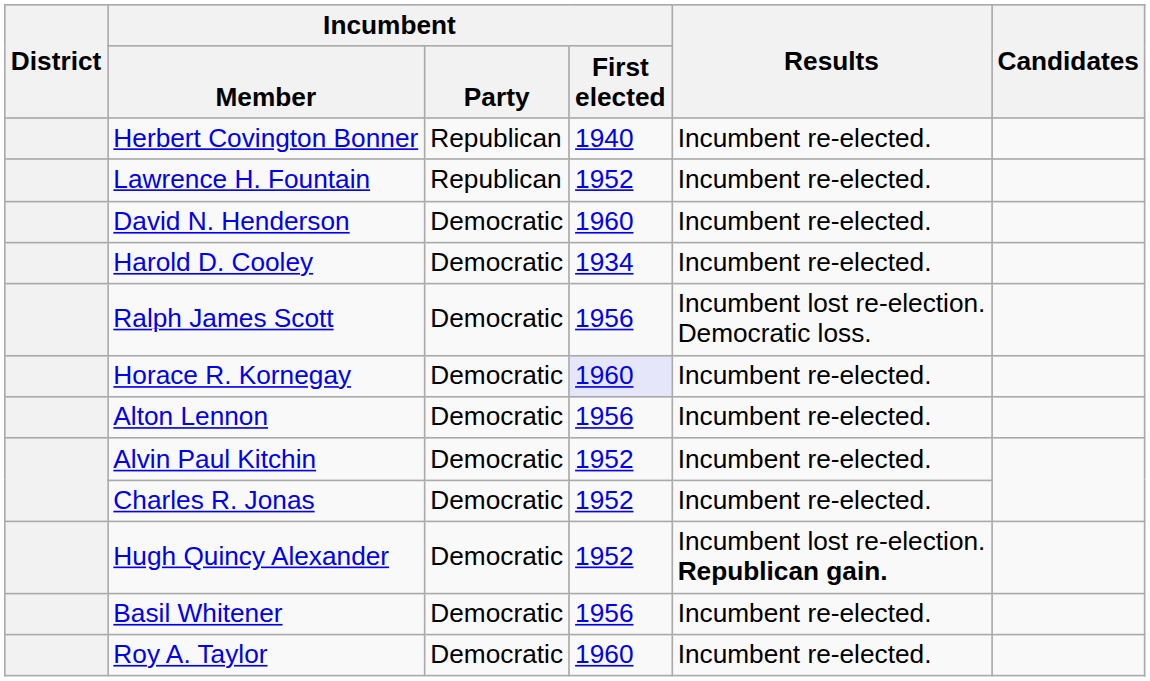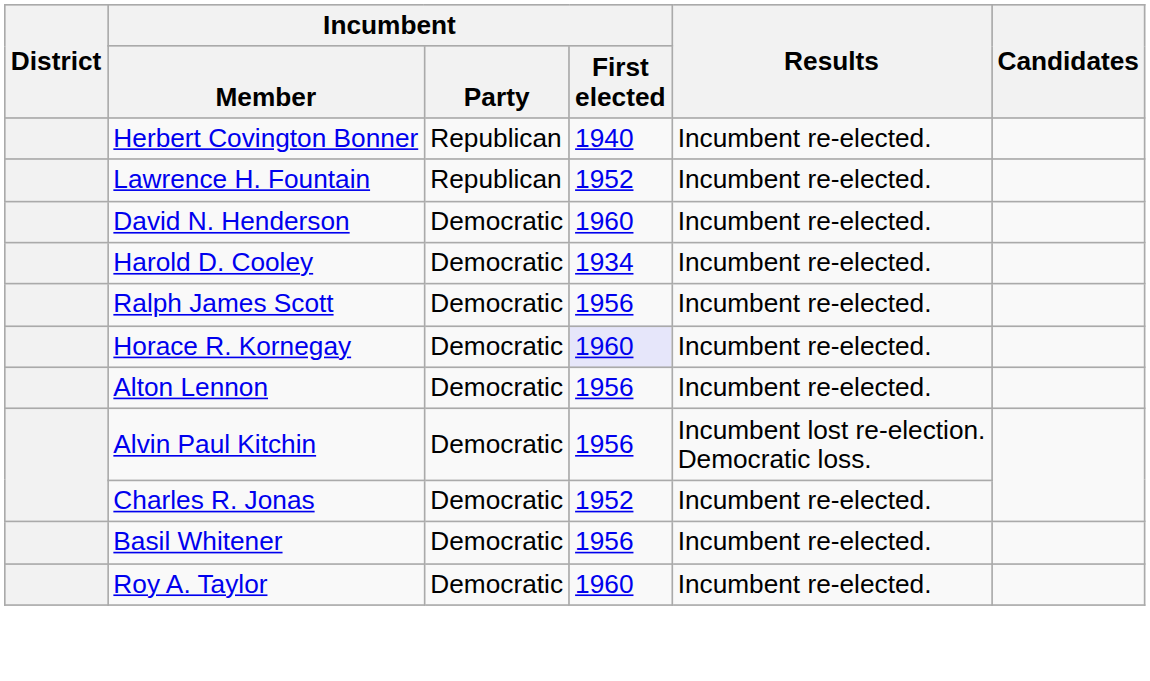(832, 319) Incumbent lost re-election. Democratic loss. -> (805, 304) Incumbent re-elected.
(604, 458) 1952 -> (604, 444) 1956
(805, 458) Incumbent re-elected. -> (832, 444) Incumbent lost re-election. Democratic loss.
- row: (251, 556)
